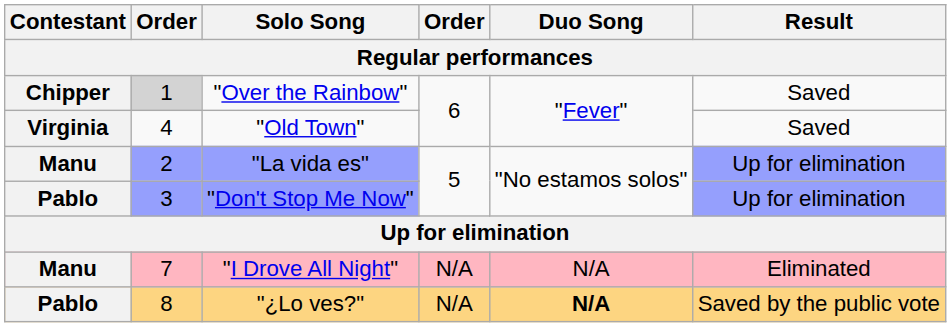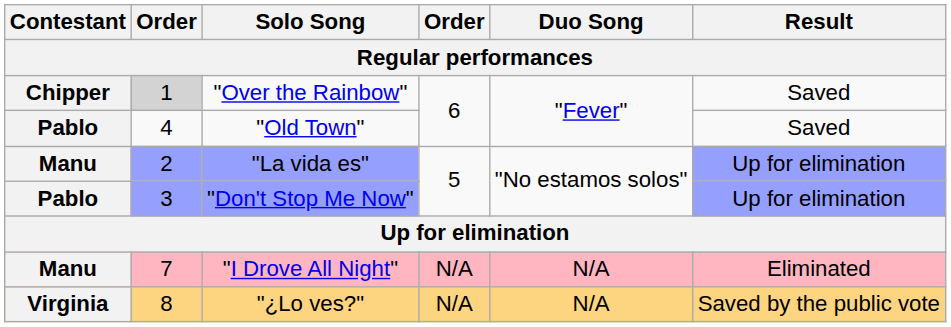(68, 127) Virginia -> (68, 127) Pablo
(68, 304) Pablo -> (68, 304) Virginia
(591, 304) bold -> (591, 304) normal
